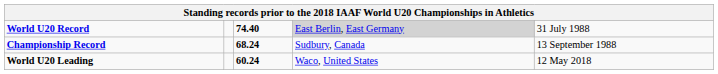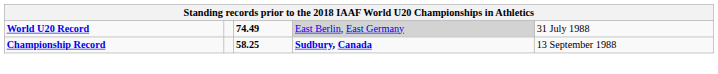(248, 28) 74.40 -> (248, 28) 74.49
(248, 45) 68.24 -> (248, 45) 58.25
(330, 45) normal -> (333, 45) bold
- row: (50, 61)
